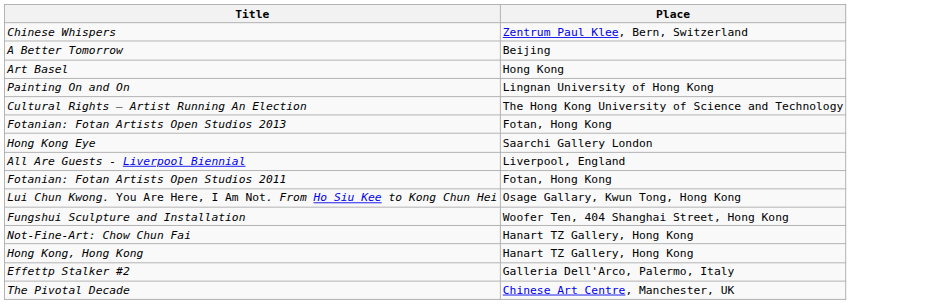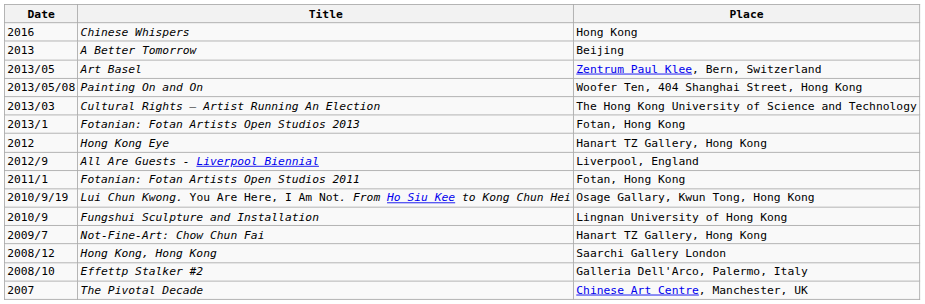+ column: (41, 14)
(625, 32) Zentrum Paul Klee, Bern, Switzerland -> (607, 32) Hong Kong
(533, 69) Hong Kong -> (699, 69) Zentrum Paul Klee, Bern, Switzerland
(608, 87) Lingnan University of Hong Kong -> (719, 87) Woofer Ten, 404 Shanghai Street, Hong Kong
(578, 143) Saarchi Gallery London -> (672, 143) Hanart TZ Gallery, Hong Kong
(646, 216) Woofer Ten, 404 Shanghai Street, Hong Kong -> (682, 216) Lingnan University of Hong Kong
(598, 253) Hanart TZ Gallery, Hong Kong -> (651, 253) Saarchi Gallery London
